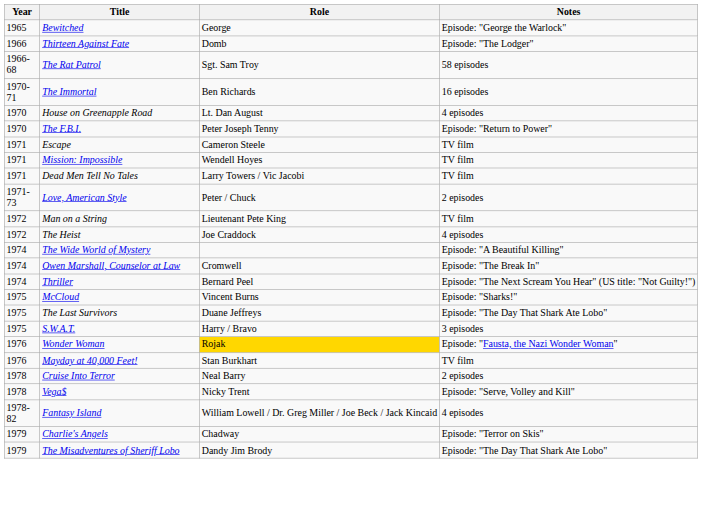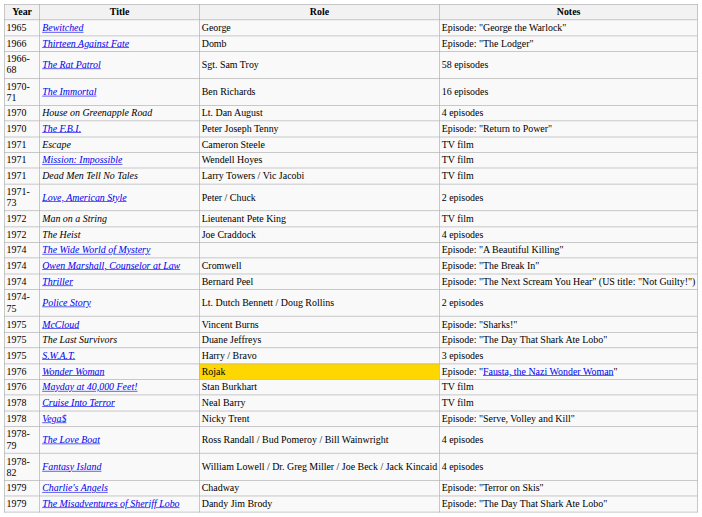+ row: (67, 303)
(463, 376) 2 episodes -> (458, 403) TV film
+ row: (71, 440)
